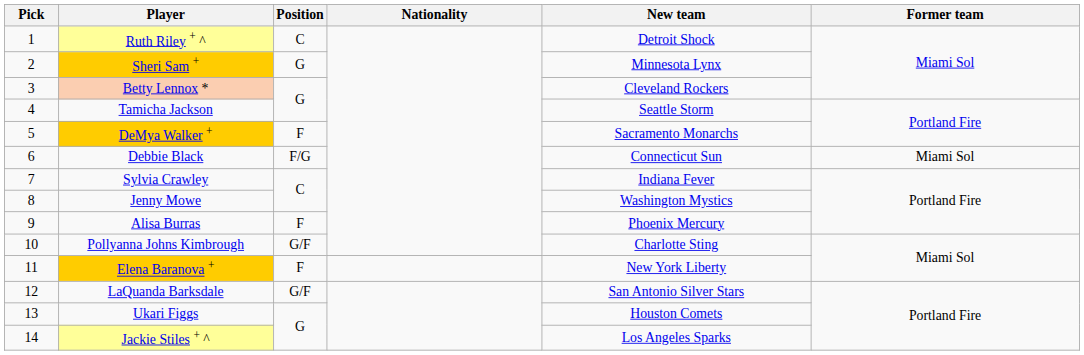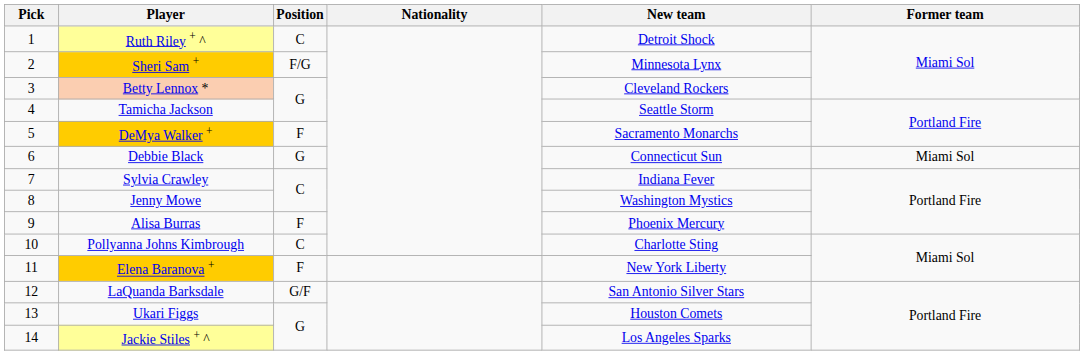(300, 64) G -> (300, 64) F/G
(300, 157) F/G -> (300, 157) G
(300, 244) G/F -> (300, 244) C
